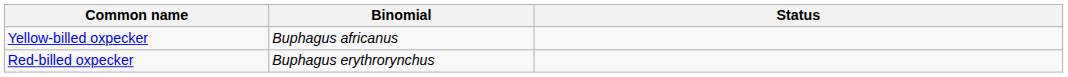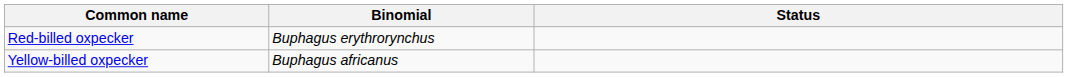rows swapped: (71, 60) <-> (78, 38)
